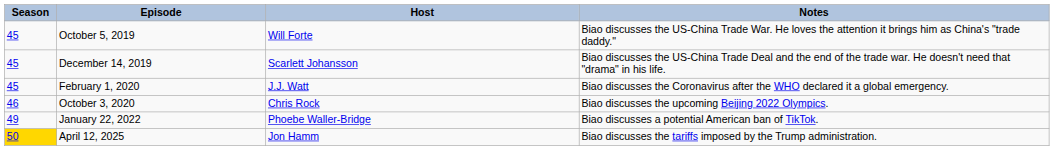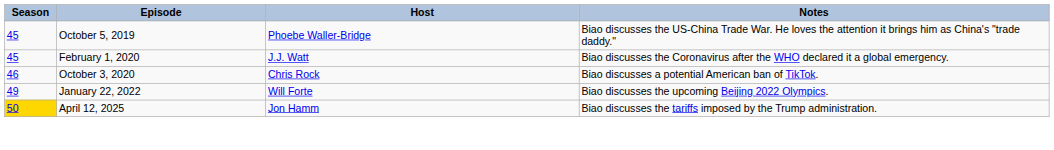(290, 35) Will Forte -> (319, 35) Phoebe Waller-Bridge
- row: (105, 64)
(705, 103) Biao discusses the upcoming Beijing 2022 Olympics. -> (700, 74) Biao discusses a potential American ban of TikTok.
(319, 120) Phoebe Waller-Bridge -> (290, 91) Will Forte
(700, 120) Biao discusses a potential American ban of TikTok. -> (705, 91) Biao discusses the upcoming Beijing 2022 Olympics.
